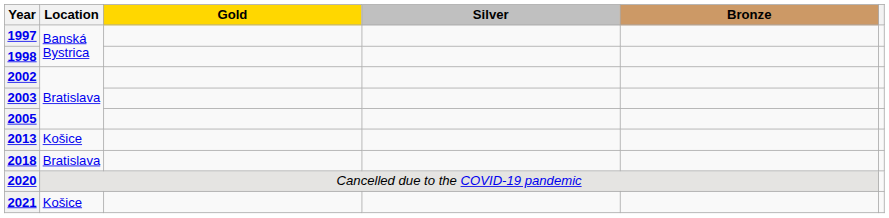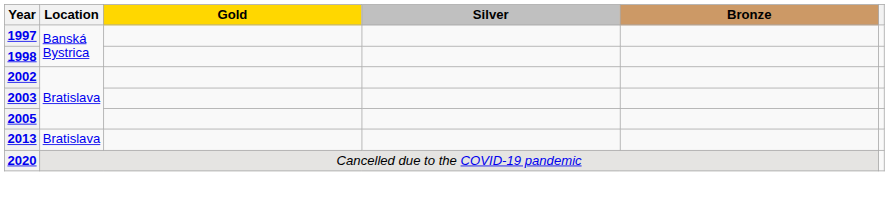(62, 139) Košice -> (71, 139) Bratislava
- row: (22, 160)
- row: (22, 202)
